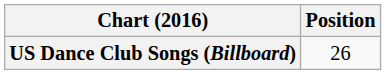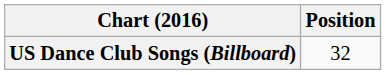(340, 52) 26 -> (340, 52) 32
